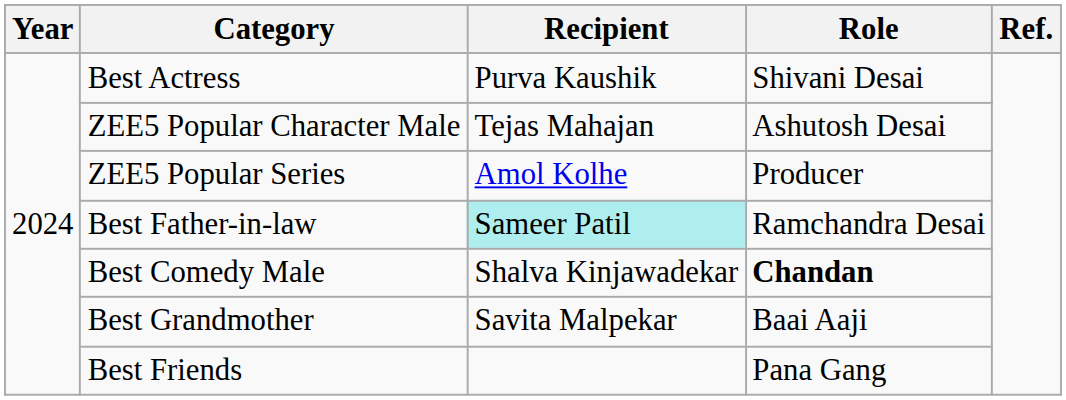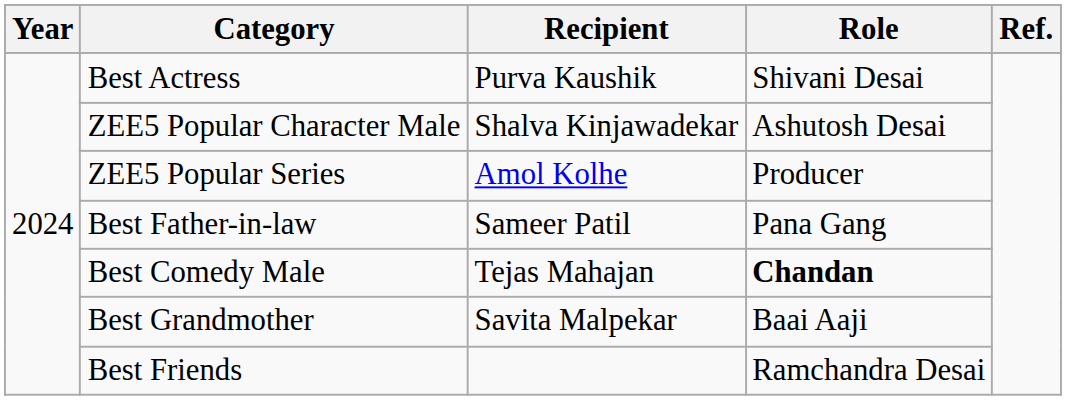(564, 126) Tejas Mahajan -> (606, 126) Shalva Kinjawadekar
(553, 223) paleturquoise background -> (553, 223) no background
(869, 223) Ramchandra Desai -> (819, 223) Pana Gang
(606, 272) Shalva Kinjawadekar -> (564, 272) Tejas Mahajan
(819, 369) Pana Gang -> (869, 369) Ramchandra Desai
